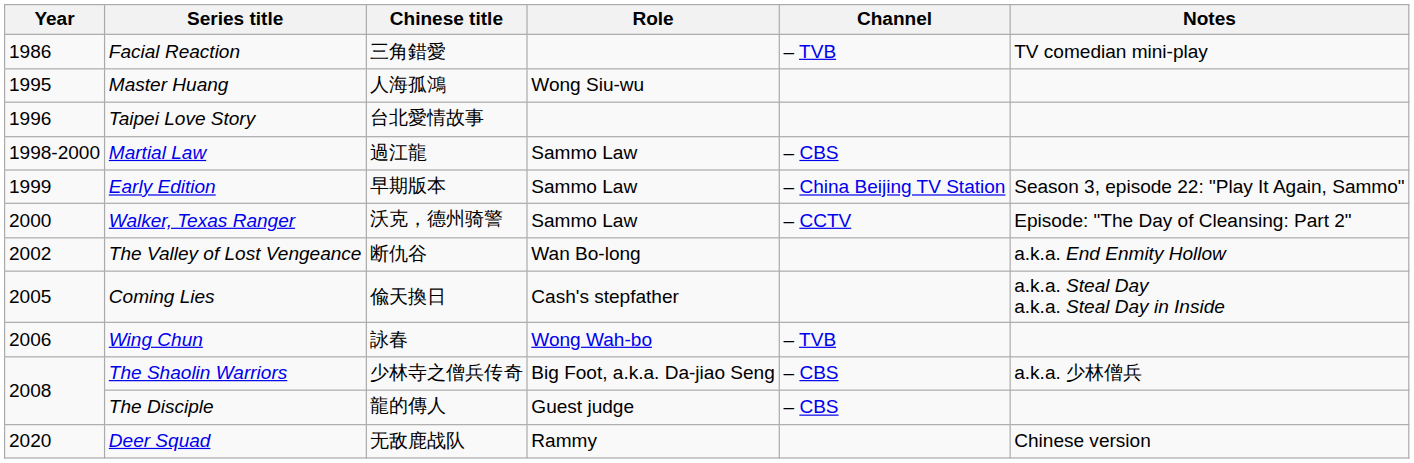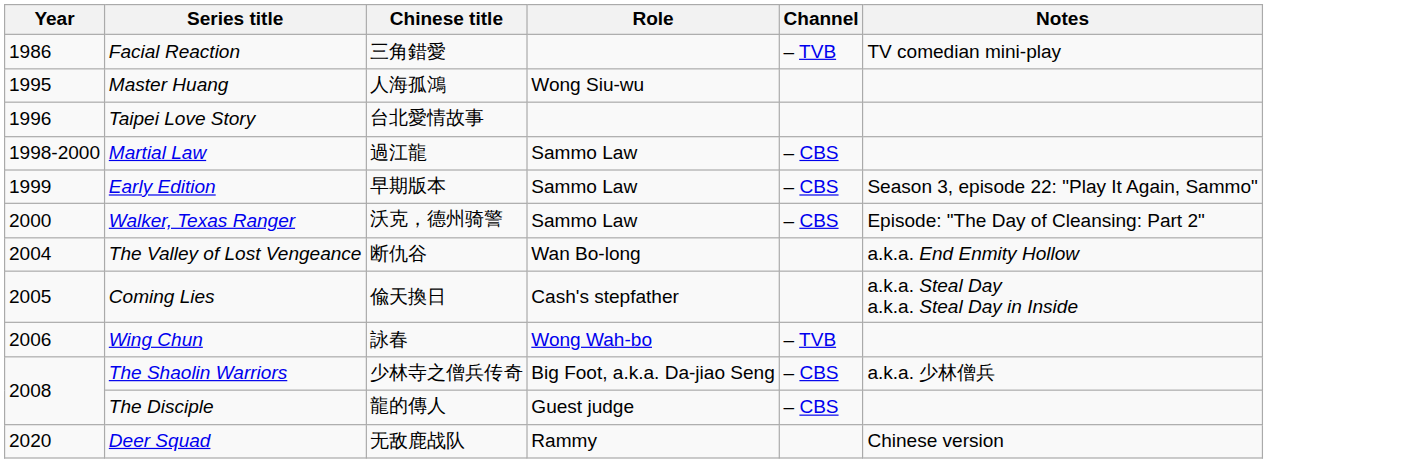(894, 186) – China Beijing TV Station -> (811, 186) – CBS
(817, 220) – CCTV -> (811, 220) – CBS
(30, 254) 2002 -> (30, 254) 2004
